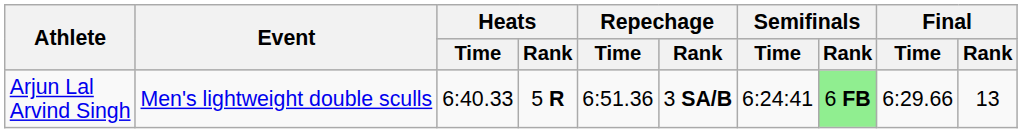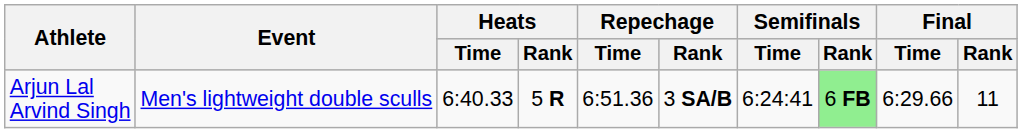(988, 99) 13 -> (988, 99) 11
